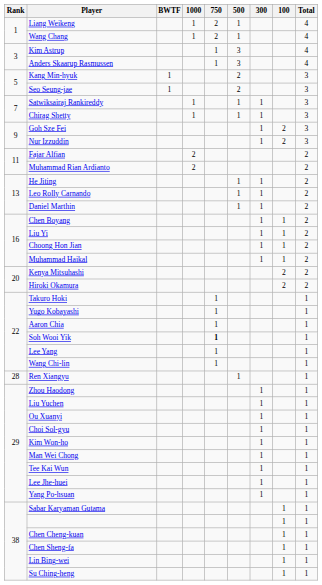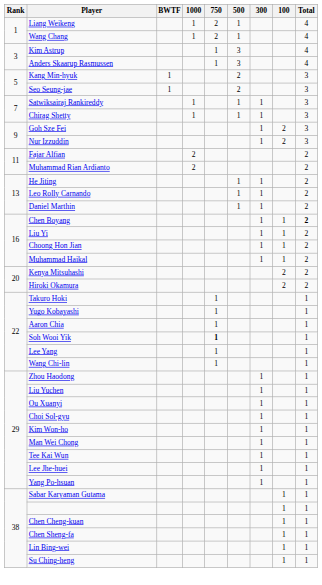(306, 220) normal -> (306, 220) bold
- row: (49, 377)
